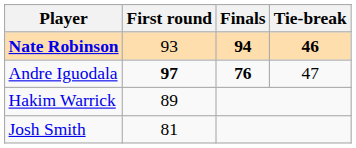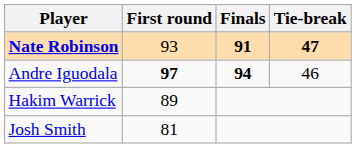(243, 45) 94 -> (243, 45) 91
(310, 45) 46 -> (310, 45) 47
(243, 73) 76 -> (243, 73) 94
(310, 73) 47 -> (310, 73) 46
